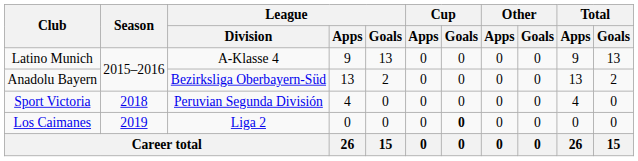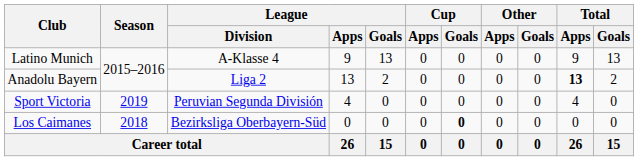(248, 79) Bezirksliga Oberbayern-Süd -> (248, 79) Liga 2
(576, 79) normal -> (576, 79) bold
(134, 101) 2018 -> (134, 101) 2019
(134, 123) 2019 -> (134, 123) 2018
(248, 123) Liga 2 -> (248, 123) Bezirksliga Oberbayern-Süd
